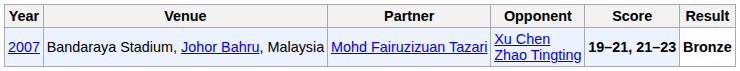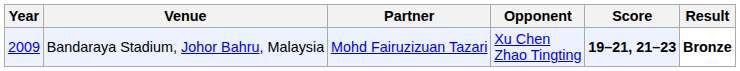(24, 47) 2007 -> (24, 47) 2009
